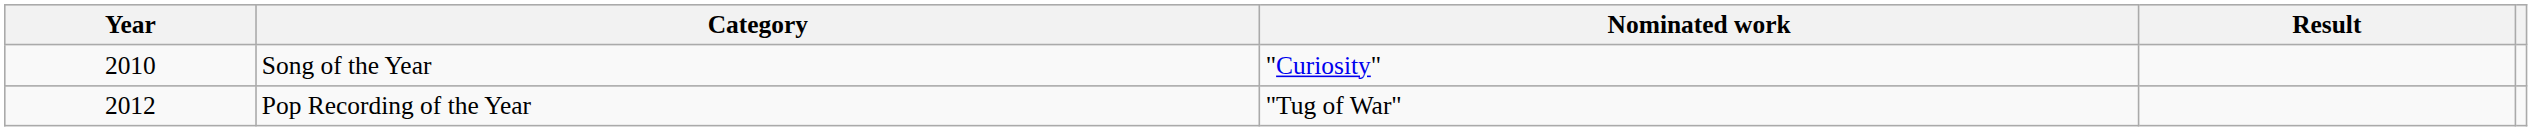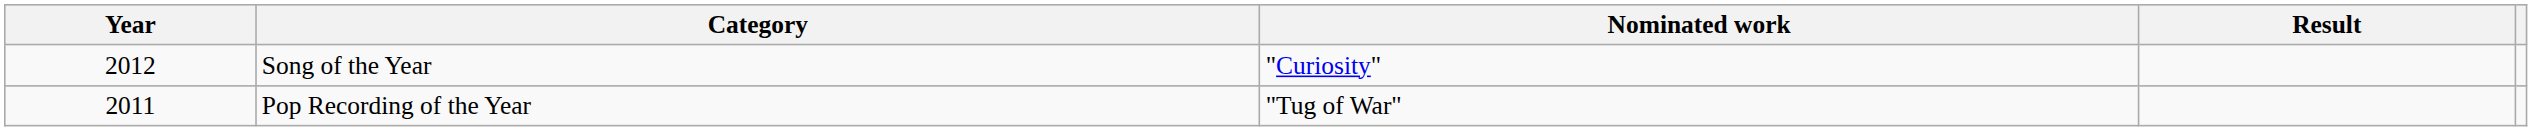(130, 65) 2010 -> (130, 65) 2012
(130, 105) 2012 -> (130, 105) 2011
